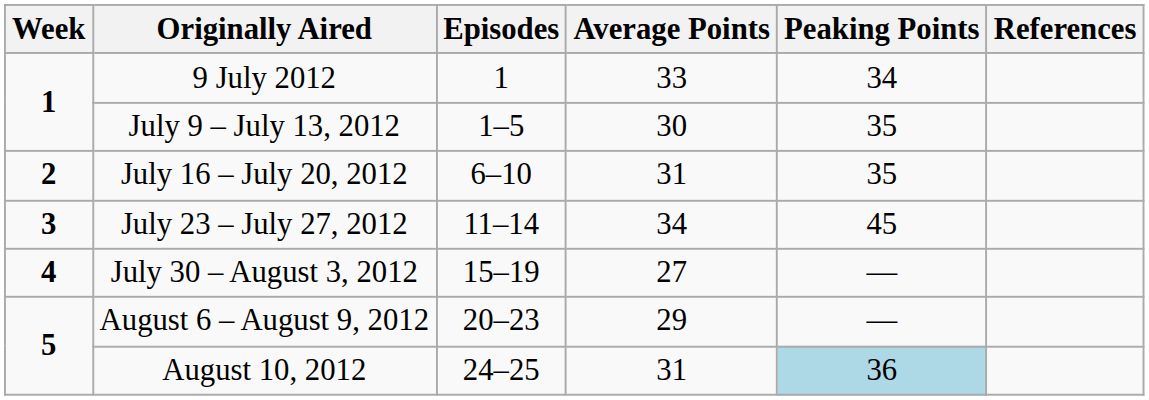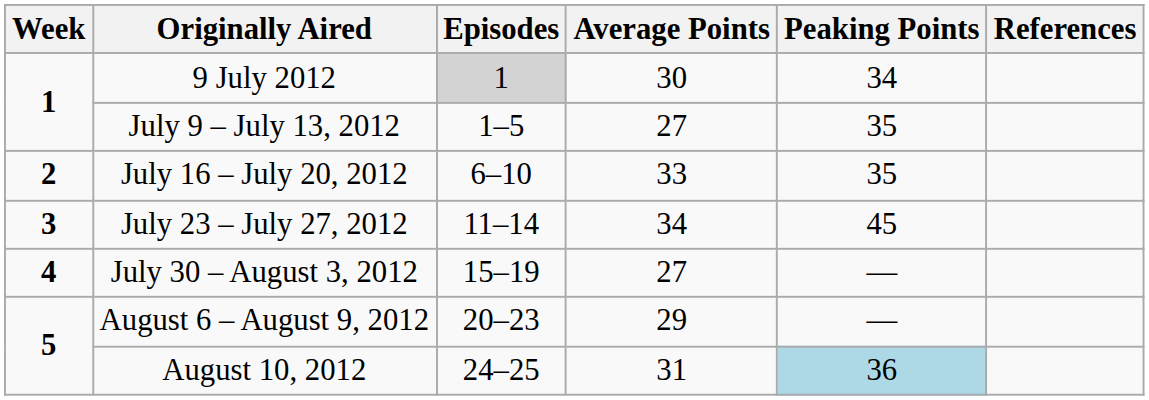(501, 77) no background -> (501, 77) lightgrey background
(672, 77) 33 -> (672, 77) 30
(672, 126) 30 -> (672, 126) 27
(672, 175) 31 -> (672, 175) 33
